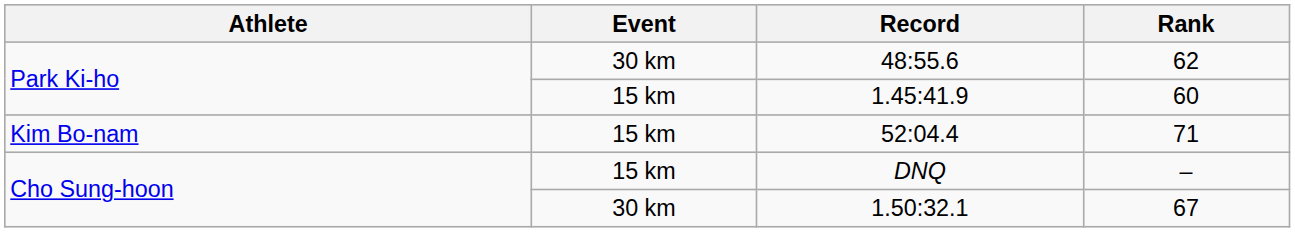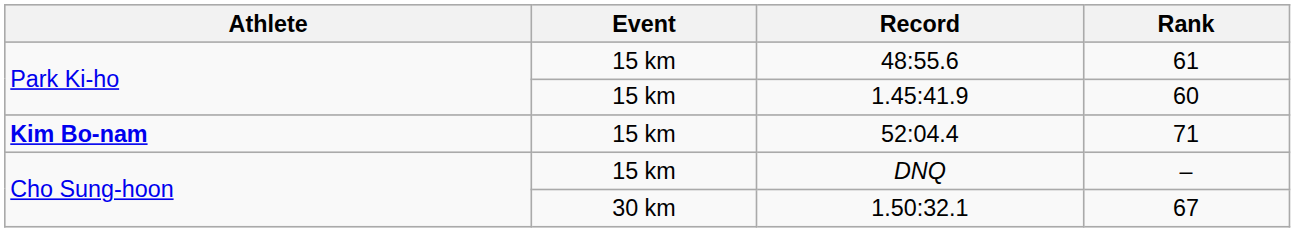(644, 60) 30 km -> (644, 60) 15 km
(1186, 60) 62 -> (1186, 60) 61
(74, 134) normal -> (79, 134) bold
